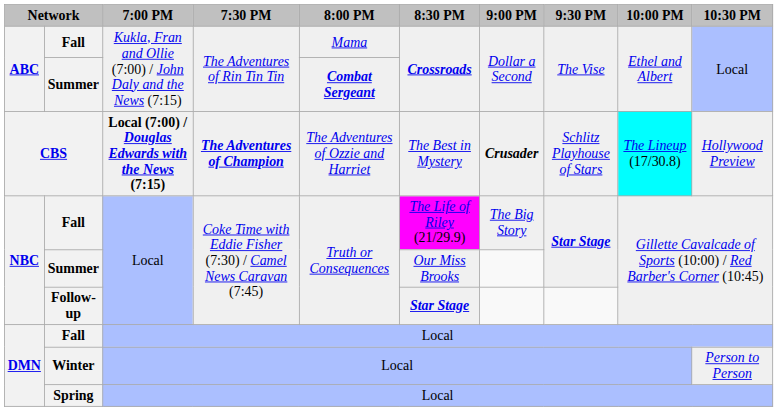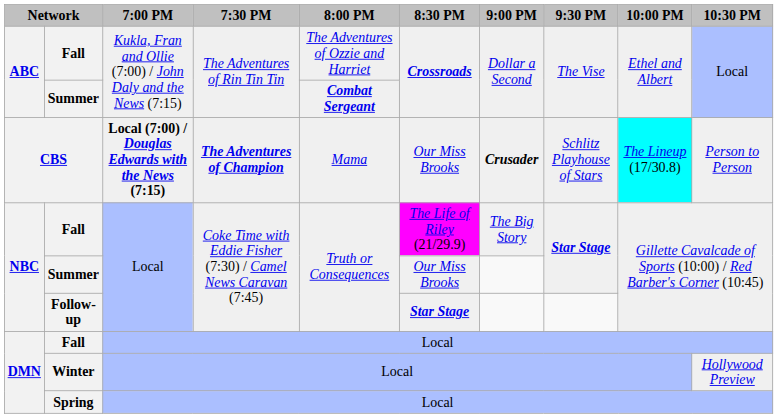(349, 42) Mama -> (349, 53) The Adventures of Ozzie and Harriet
(349, 153) The Adventures of Ozzie and Harriet -> (349, 160) Mama
(440, 153) The Best in Mystery -> (440, 160) Our Miss Brooks
(732, 153) Hollywood Preview -> (732, 160) Person to Person
(732, 365) Person to Person -> (732, 372) Hollywood Preview
